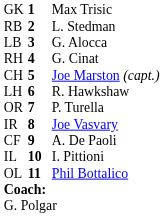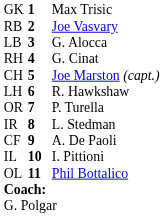(84, 26) L. Stedman -> (85, 26) Joe Vasvary
(85, 124) Joe Vasvary -> (84, 124) L. Stedman
